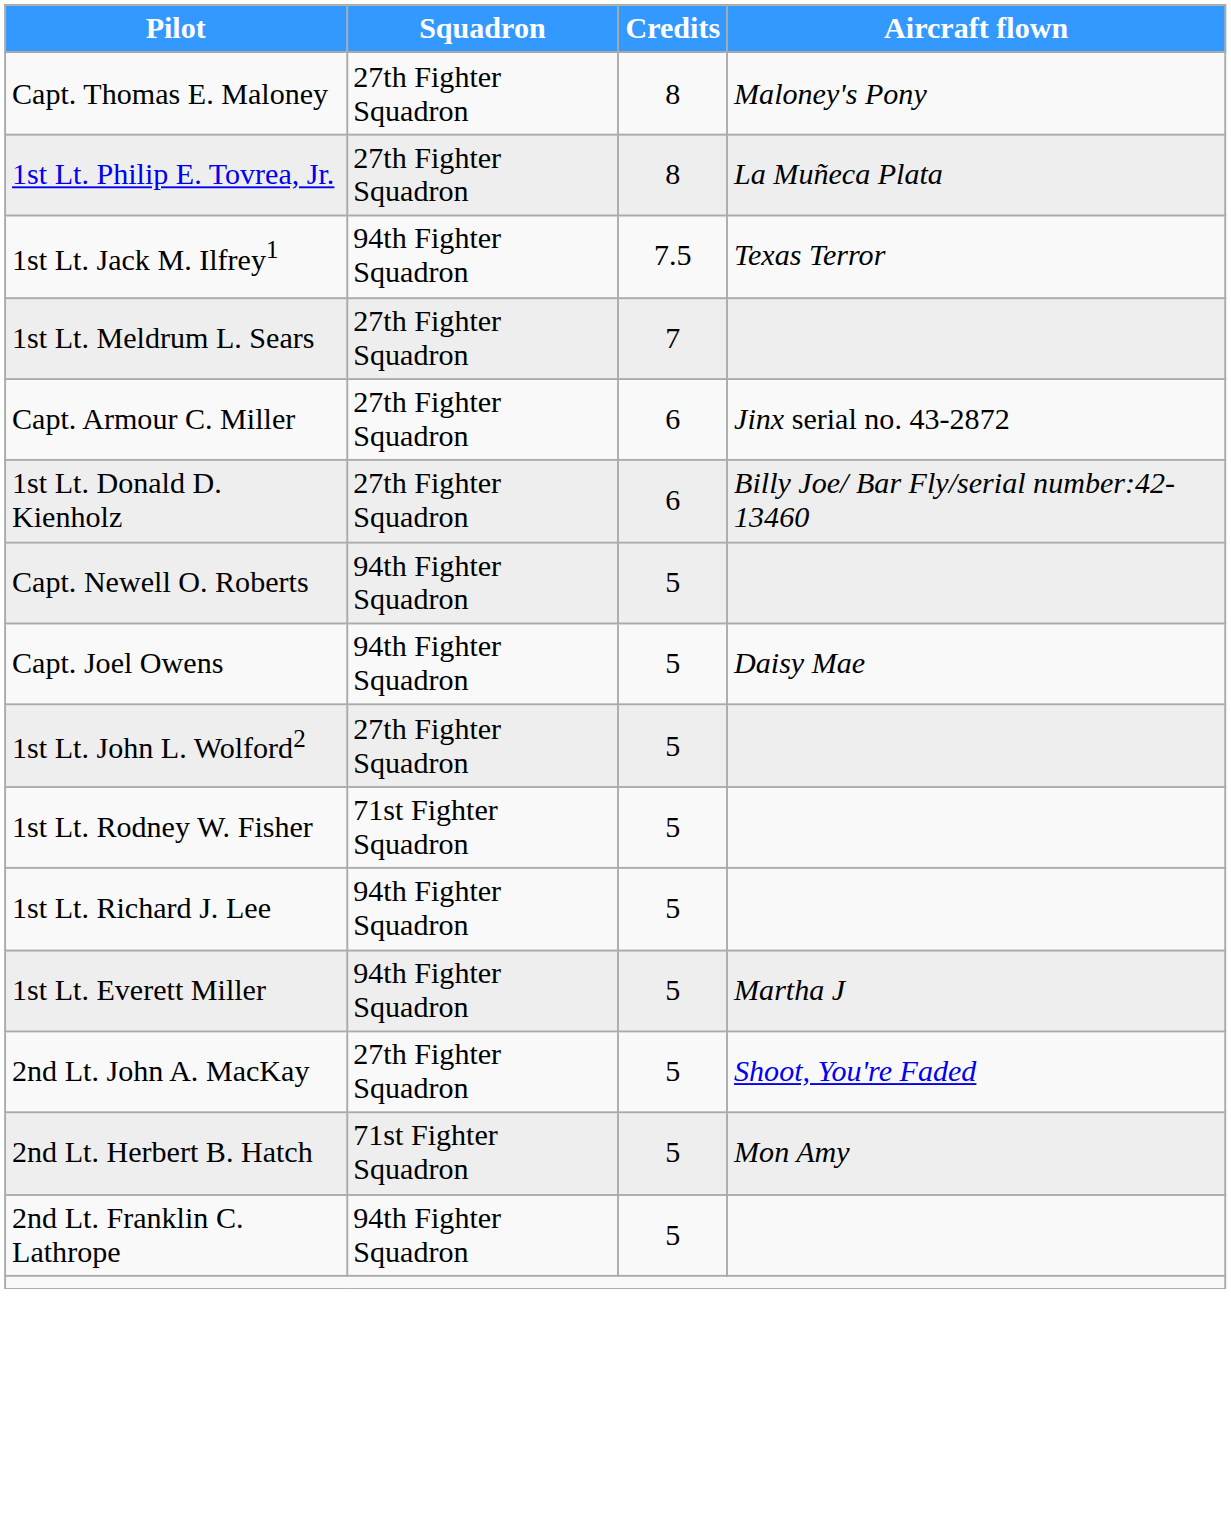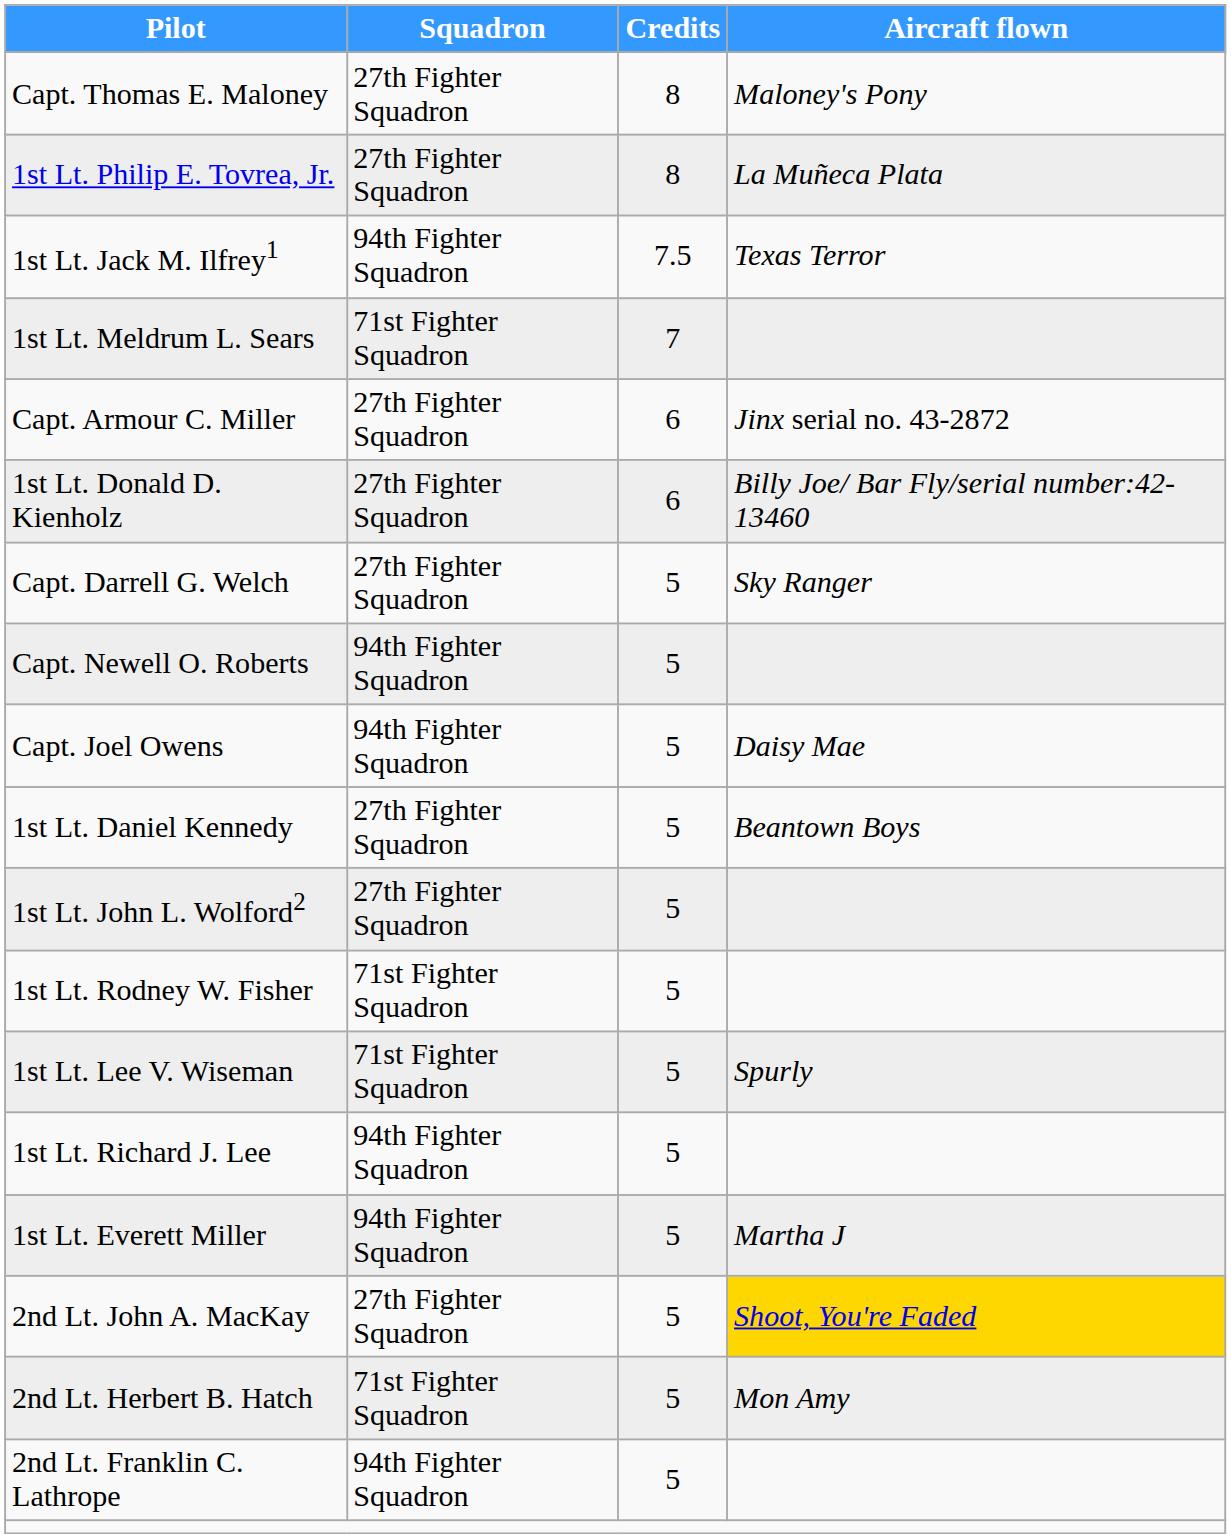(427, 337) 27th Fighter Squadron -> (426, 337) 71st Fighter Squadron
+ row: (150, 582)
+ row: (152, 826)
+ row: (153, 1071)
(855, 1071) no background -> (855, 1316) gold background
